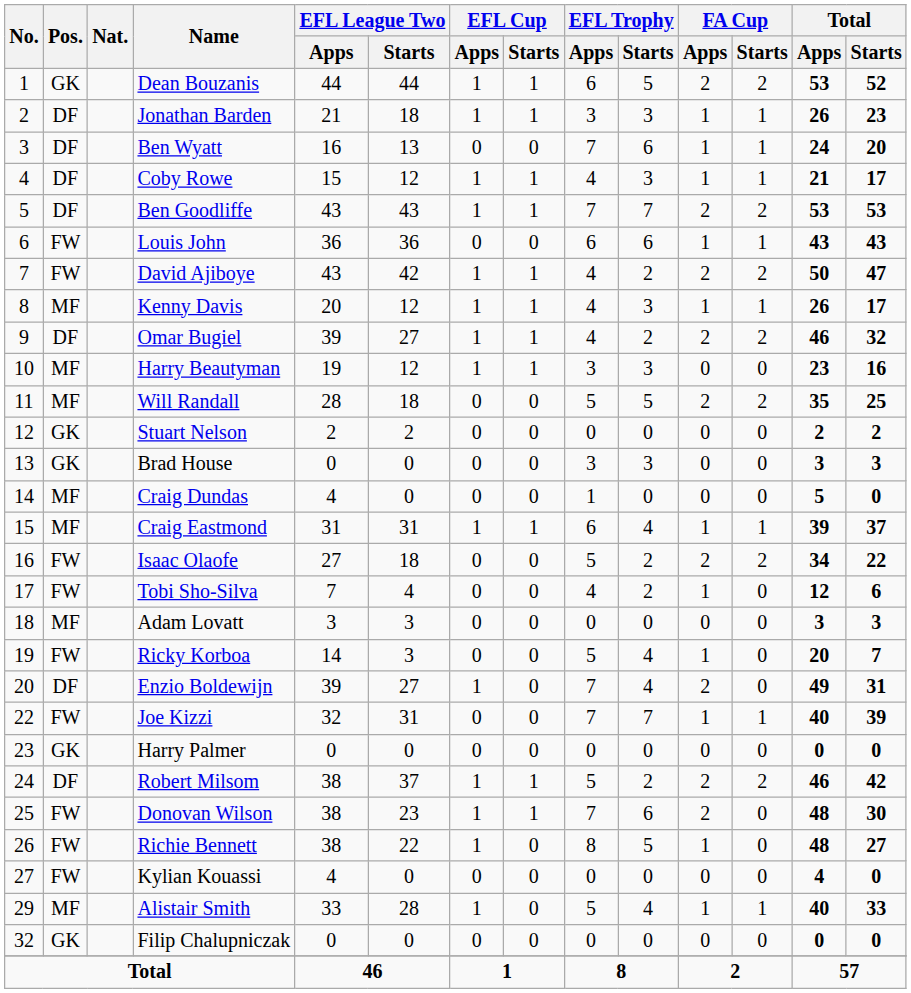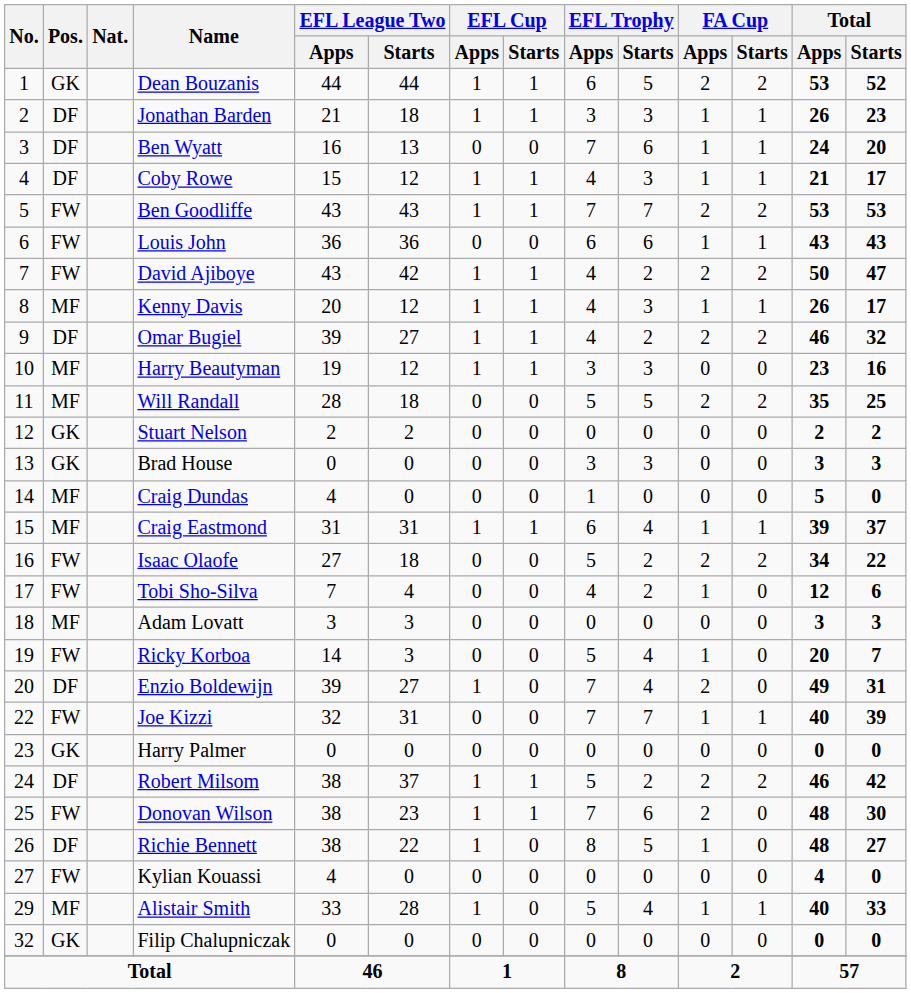(65, 210) DF -> (65, 210) FW
(65, 845) FW -> (65, 845) DF
